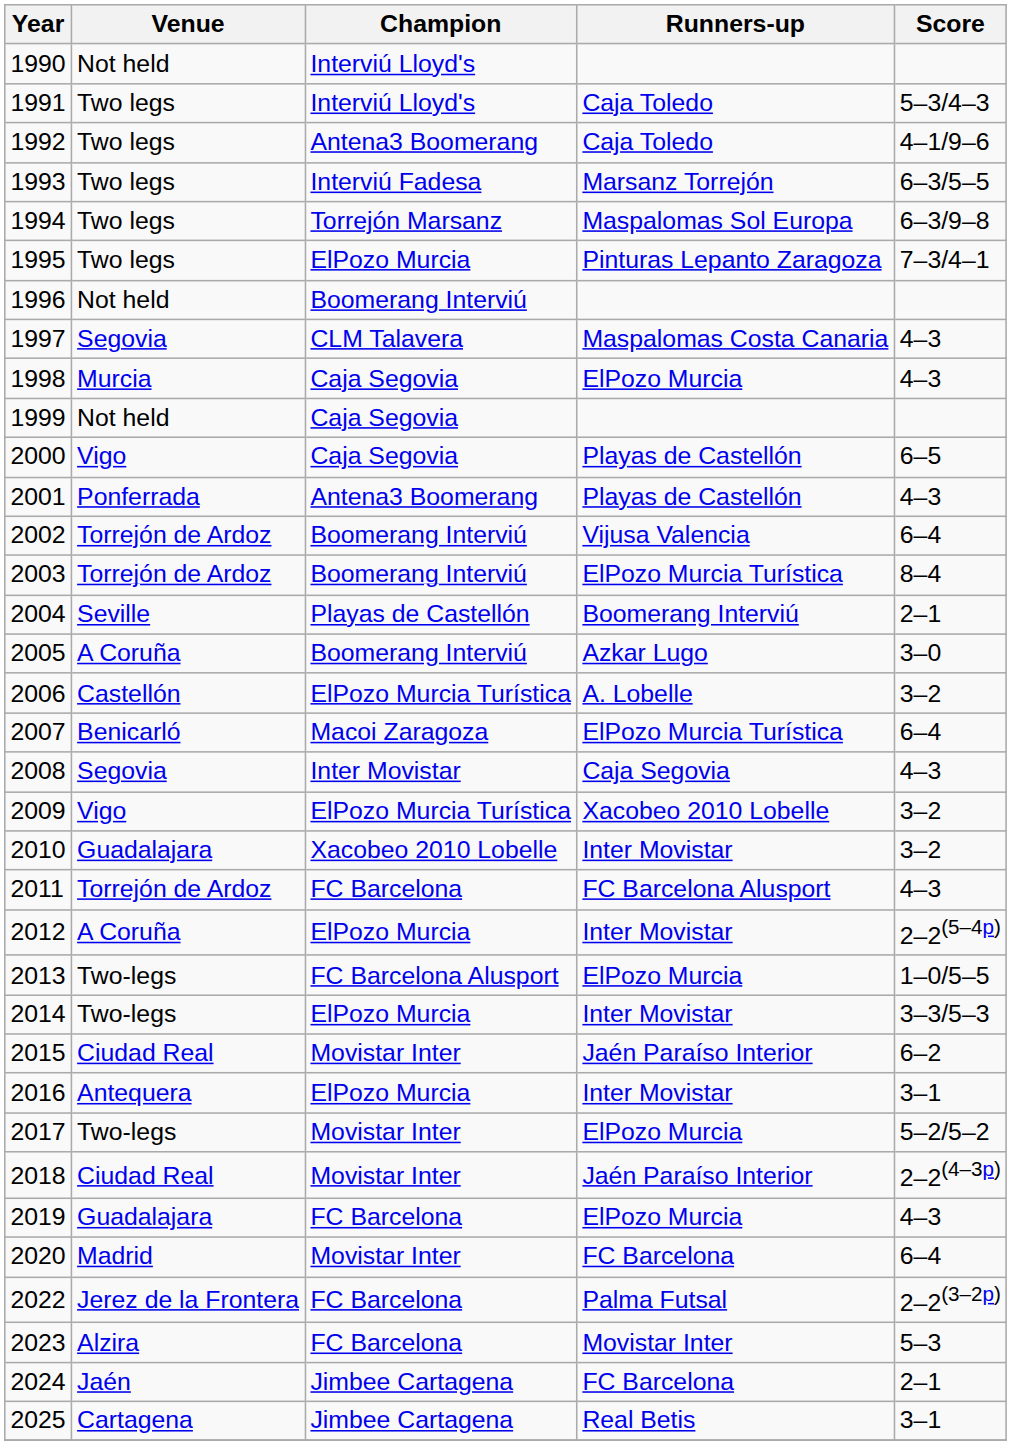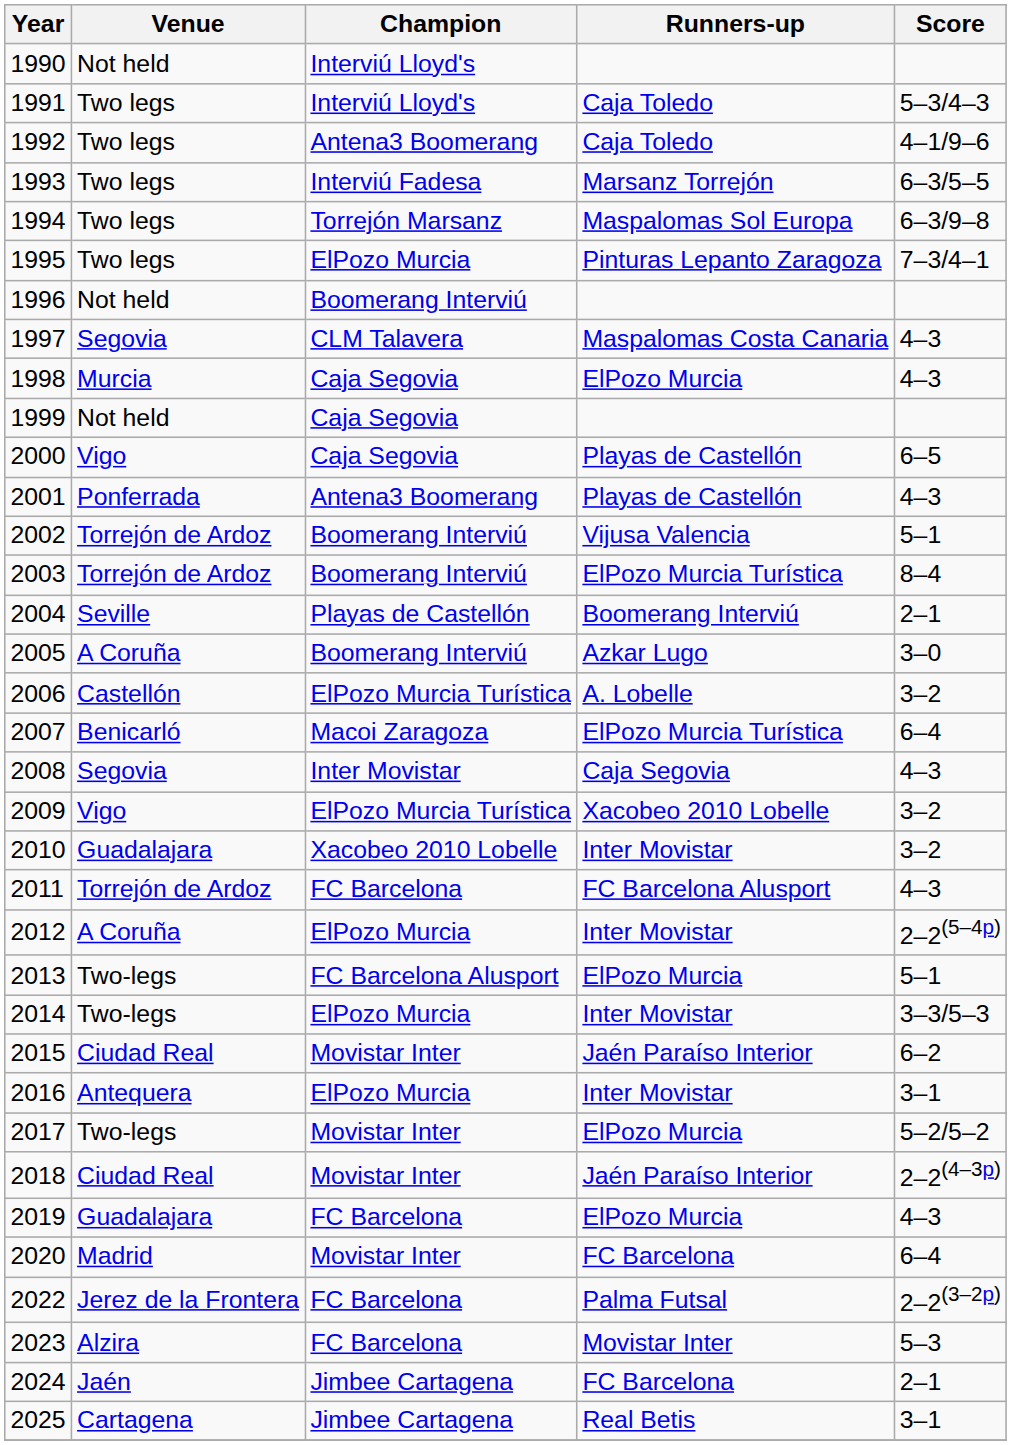(921, 535) 6–4 -> (921, 535) 5–1
(945, 974) 1–0/5–5 -> (921, 974) 5–1
